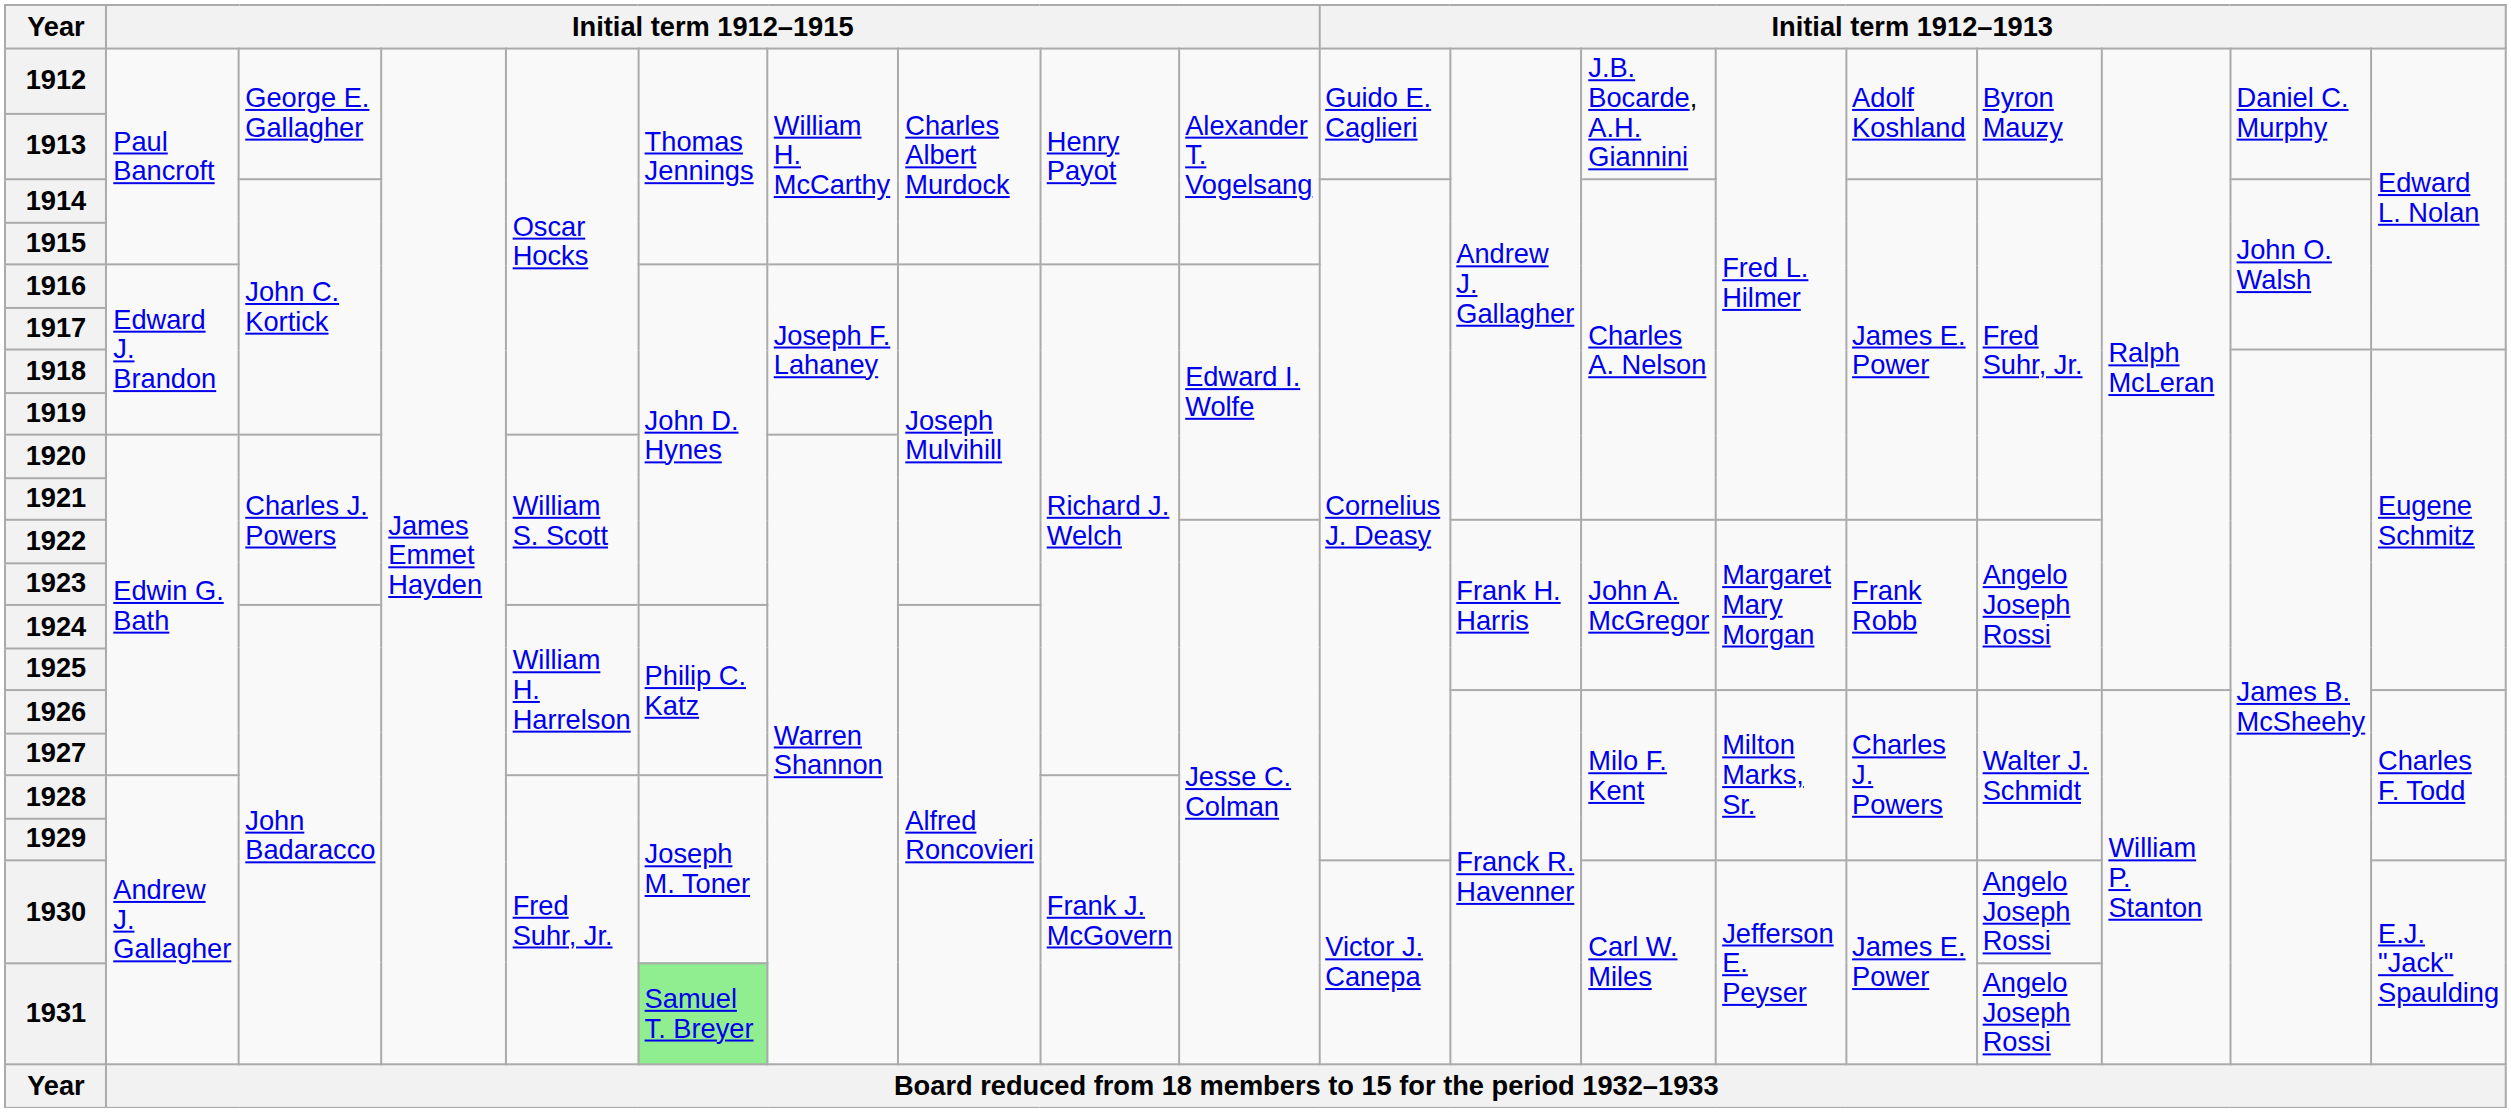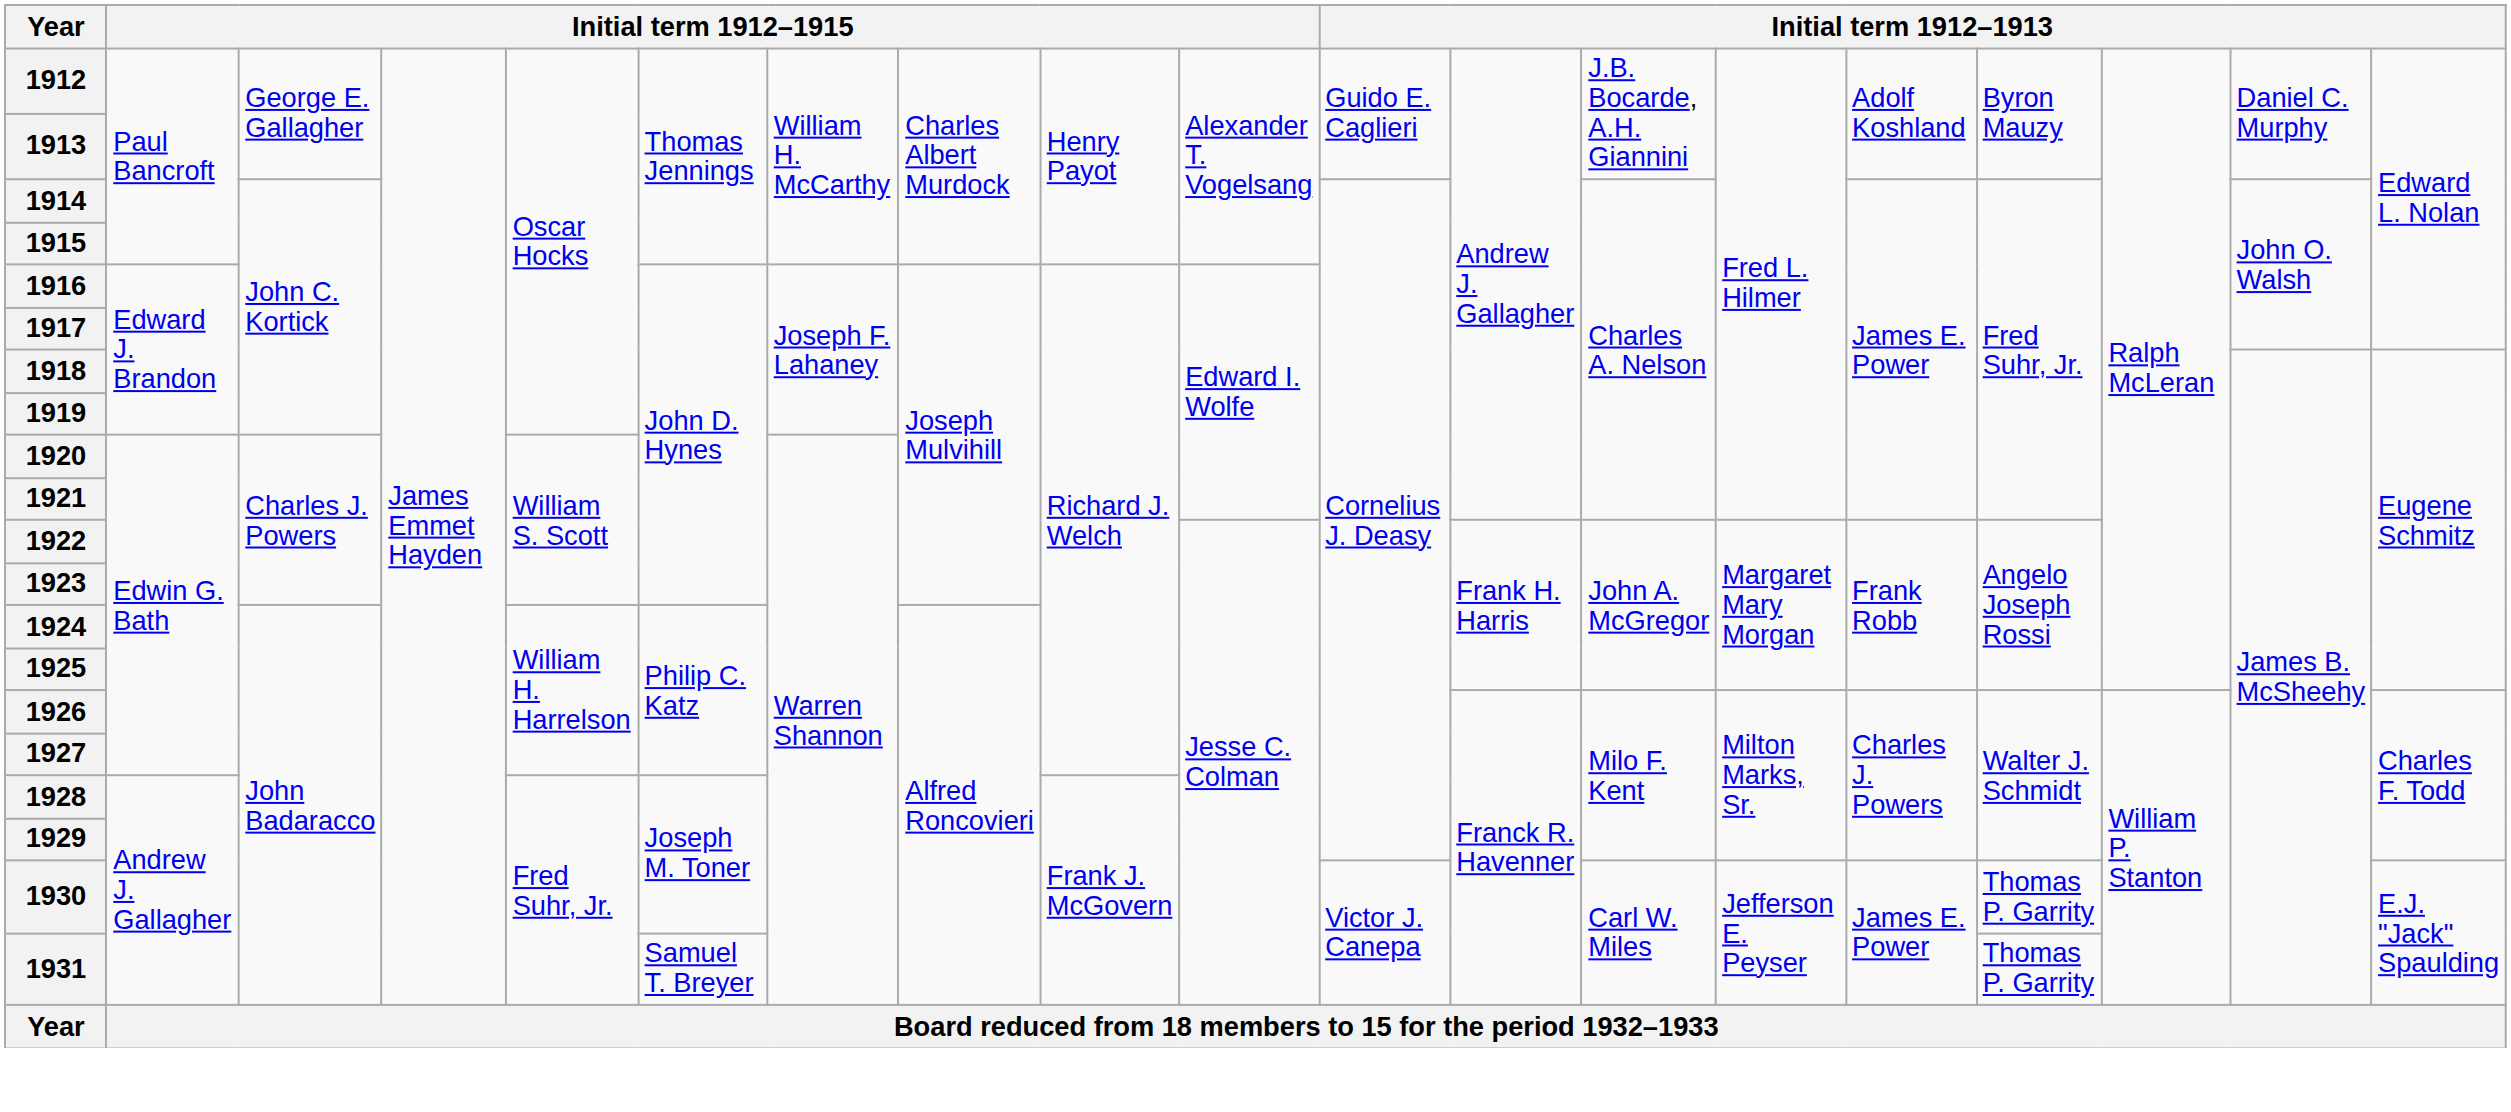(2027, 911) Angelo Joseph Rossi -> (2038, 896) Thomas P. Garrity
(699, 1013) lightgreen background -> (699, 969) no background
(2027, 1013) Angelo Joseph Rossi -> (2038, 969) Thomas P. Garrity
